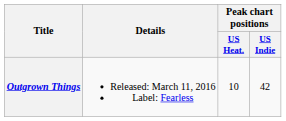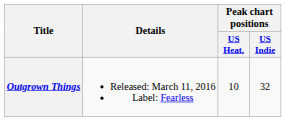(265, 86) 42 -> (265, 86) 32
